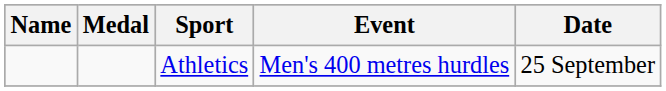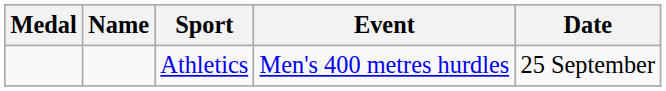columns swapped: (116, 24) <-> (41, 24)
